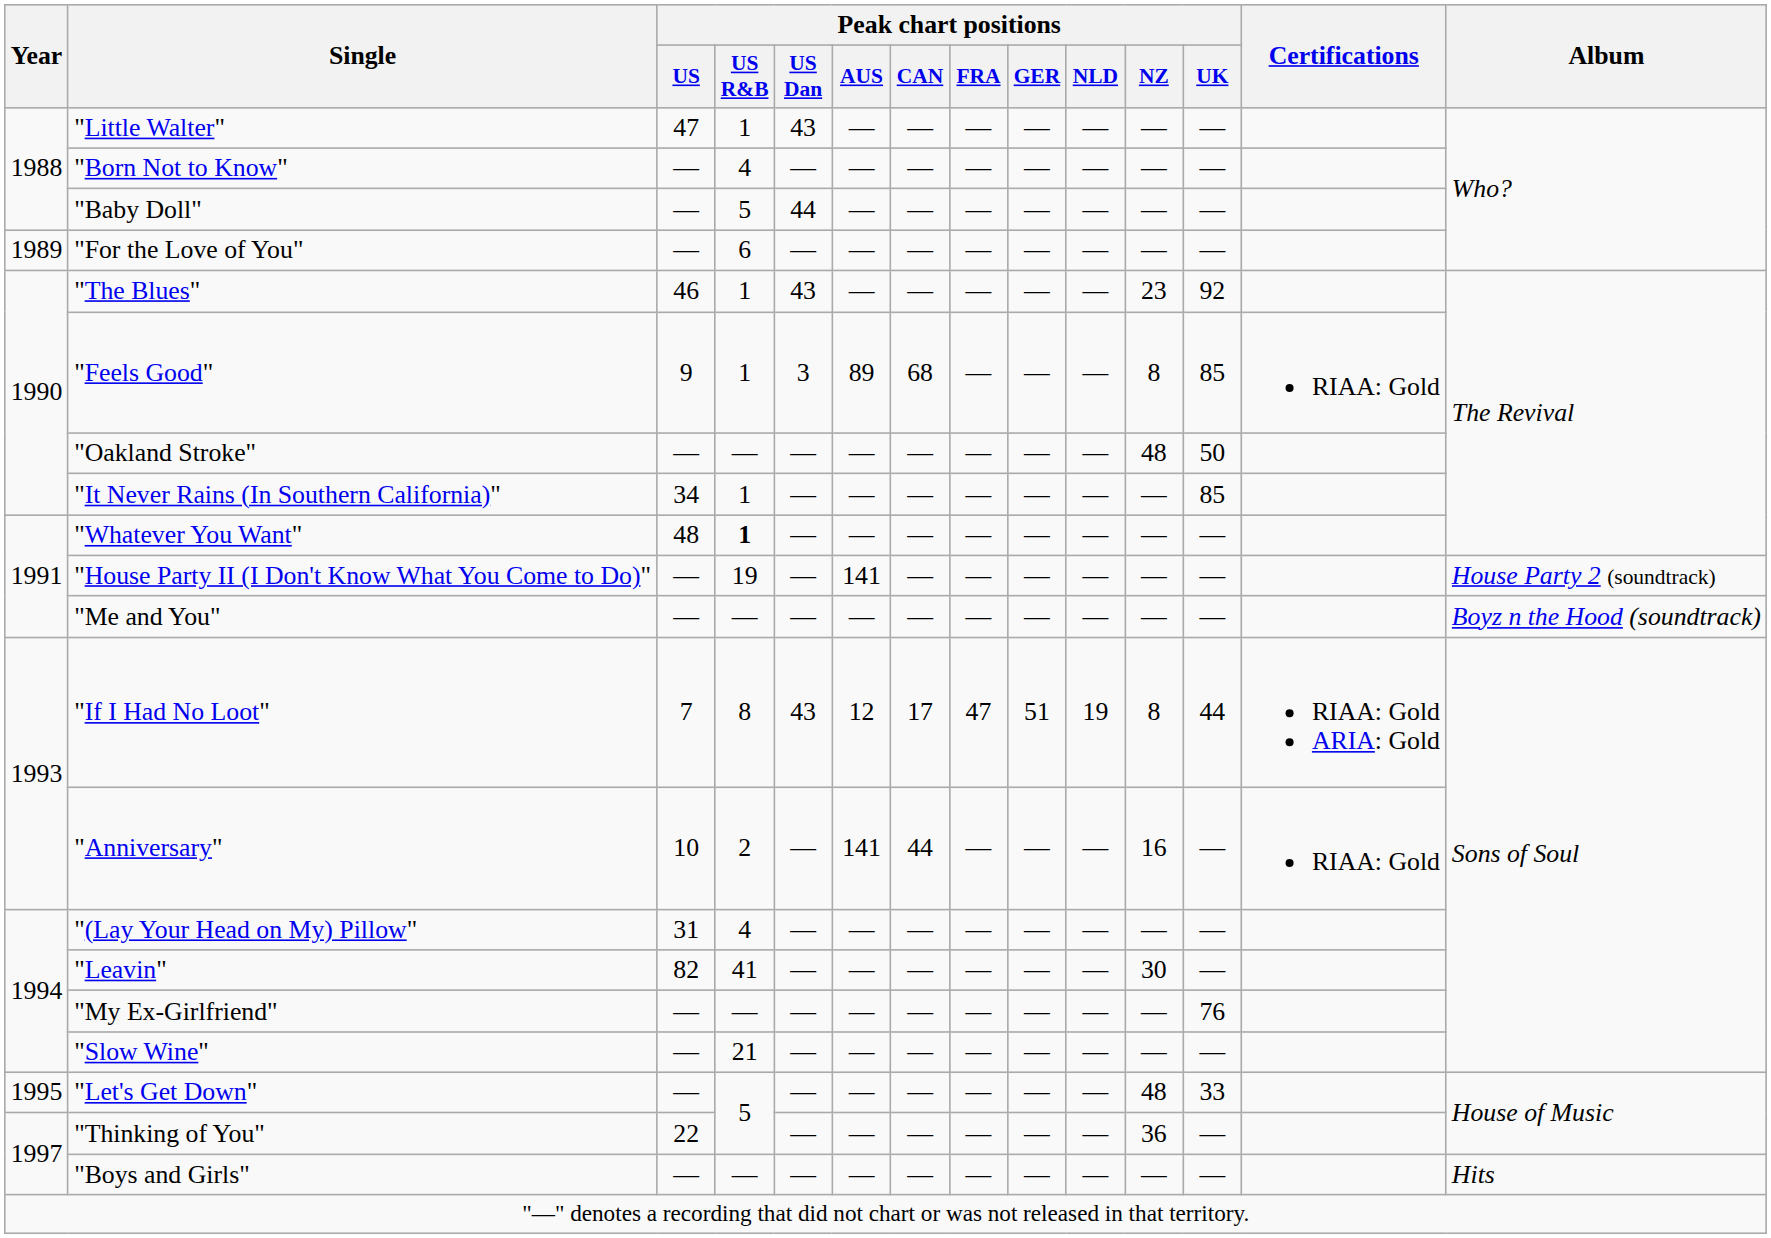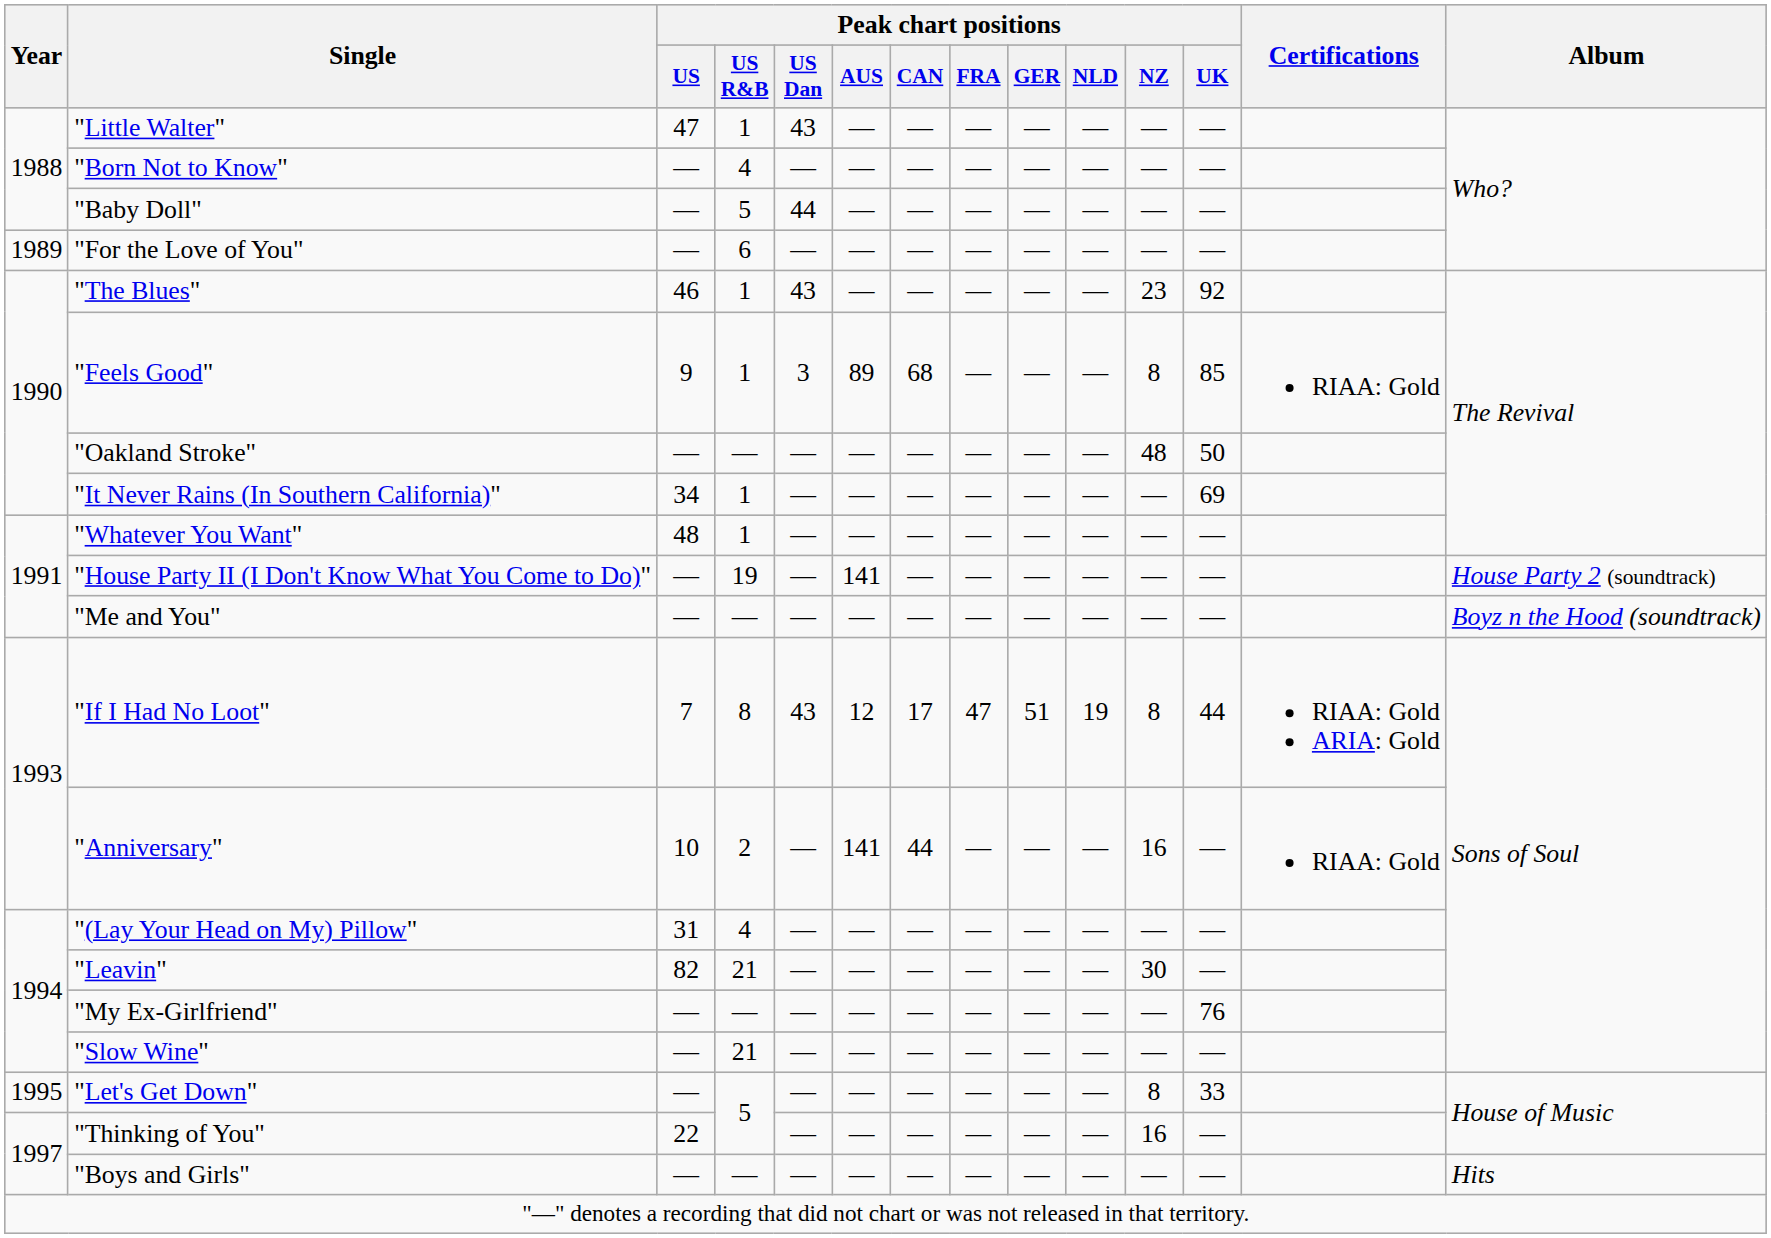(1212, 493) 85 -> (1212, 493) 69
(745, 534) bold -> (745, 534) normal
(745, 969) 41 -> (745, 969) 21
(1154, 1092) 48 -> (1154, 1092) 8
(1154, 1133) 36 -> (1154, 1133) 16
